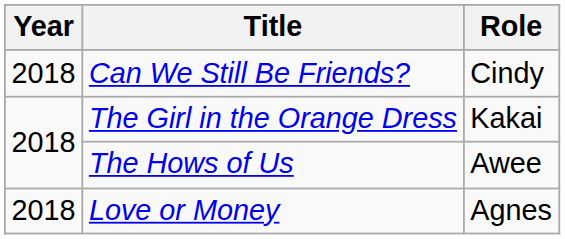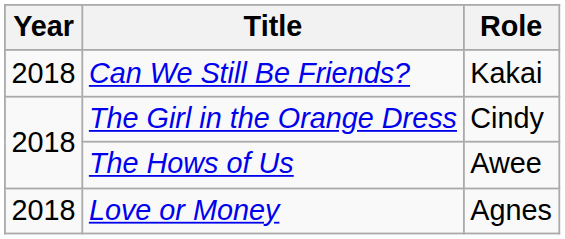(507, 73) Cindy -> (506, 73) Kakai
(506, 118) Kakai -> (507, 118) Cindy
